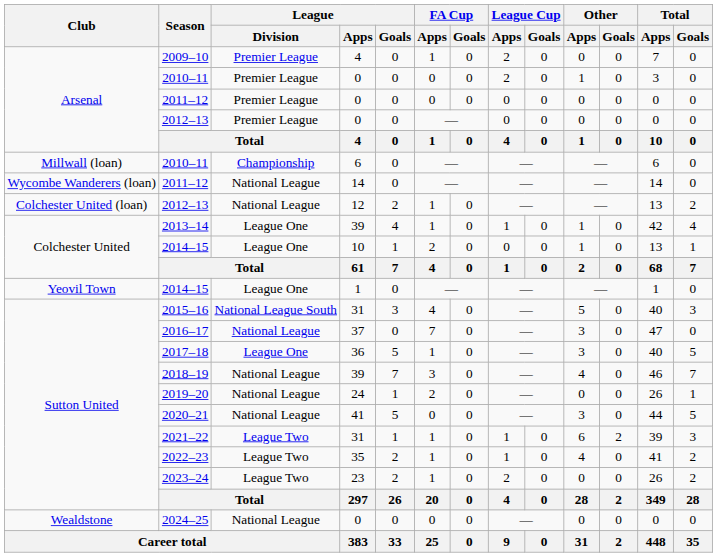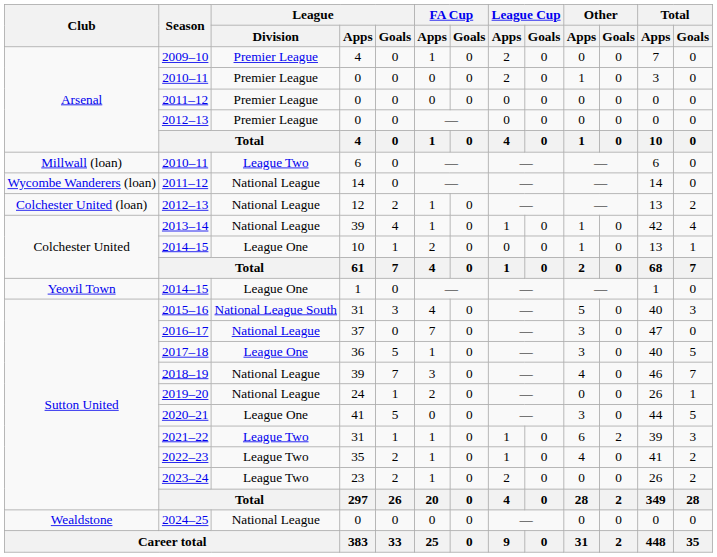(276, 162) Championship -> (276, 162) League Two
(276, 225) League One -> (276, 225) National League
(276, 415) National League -> (276, 415) League One
